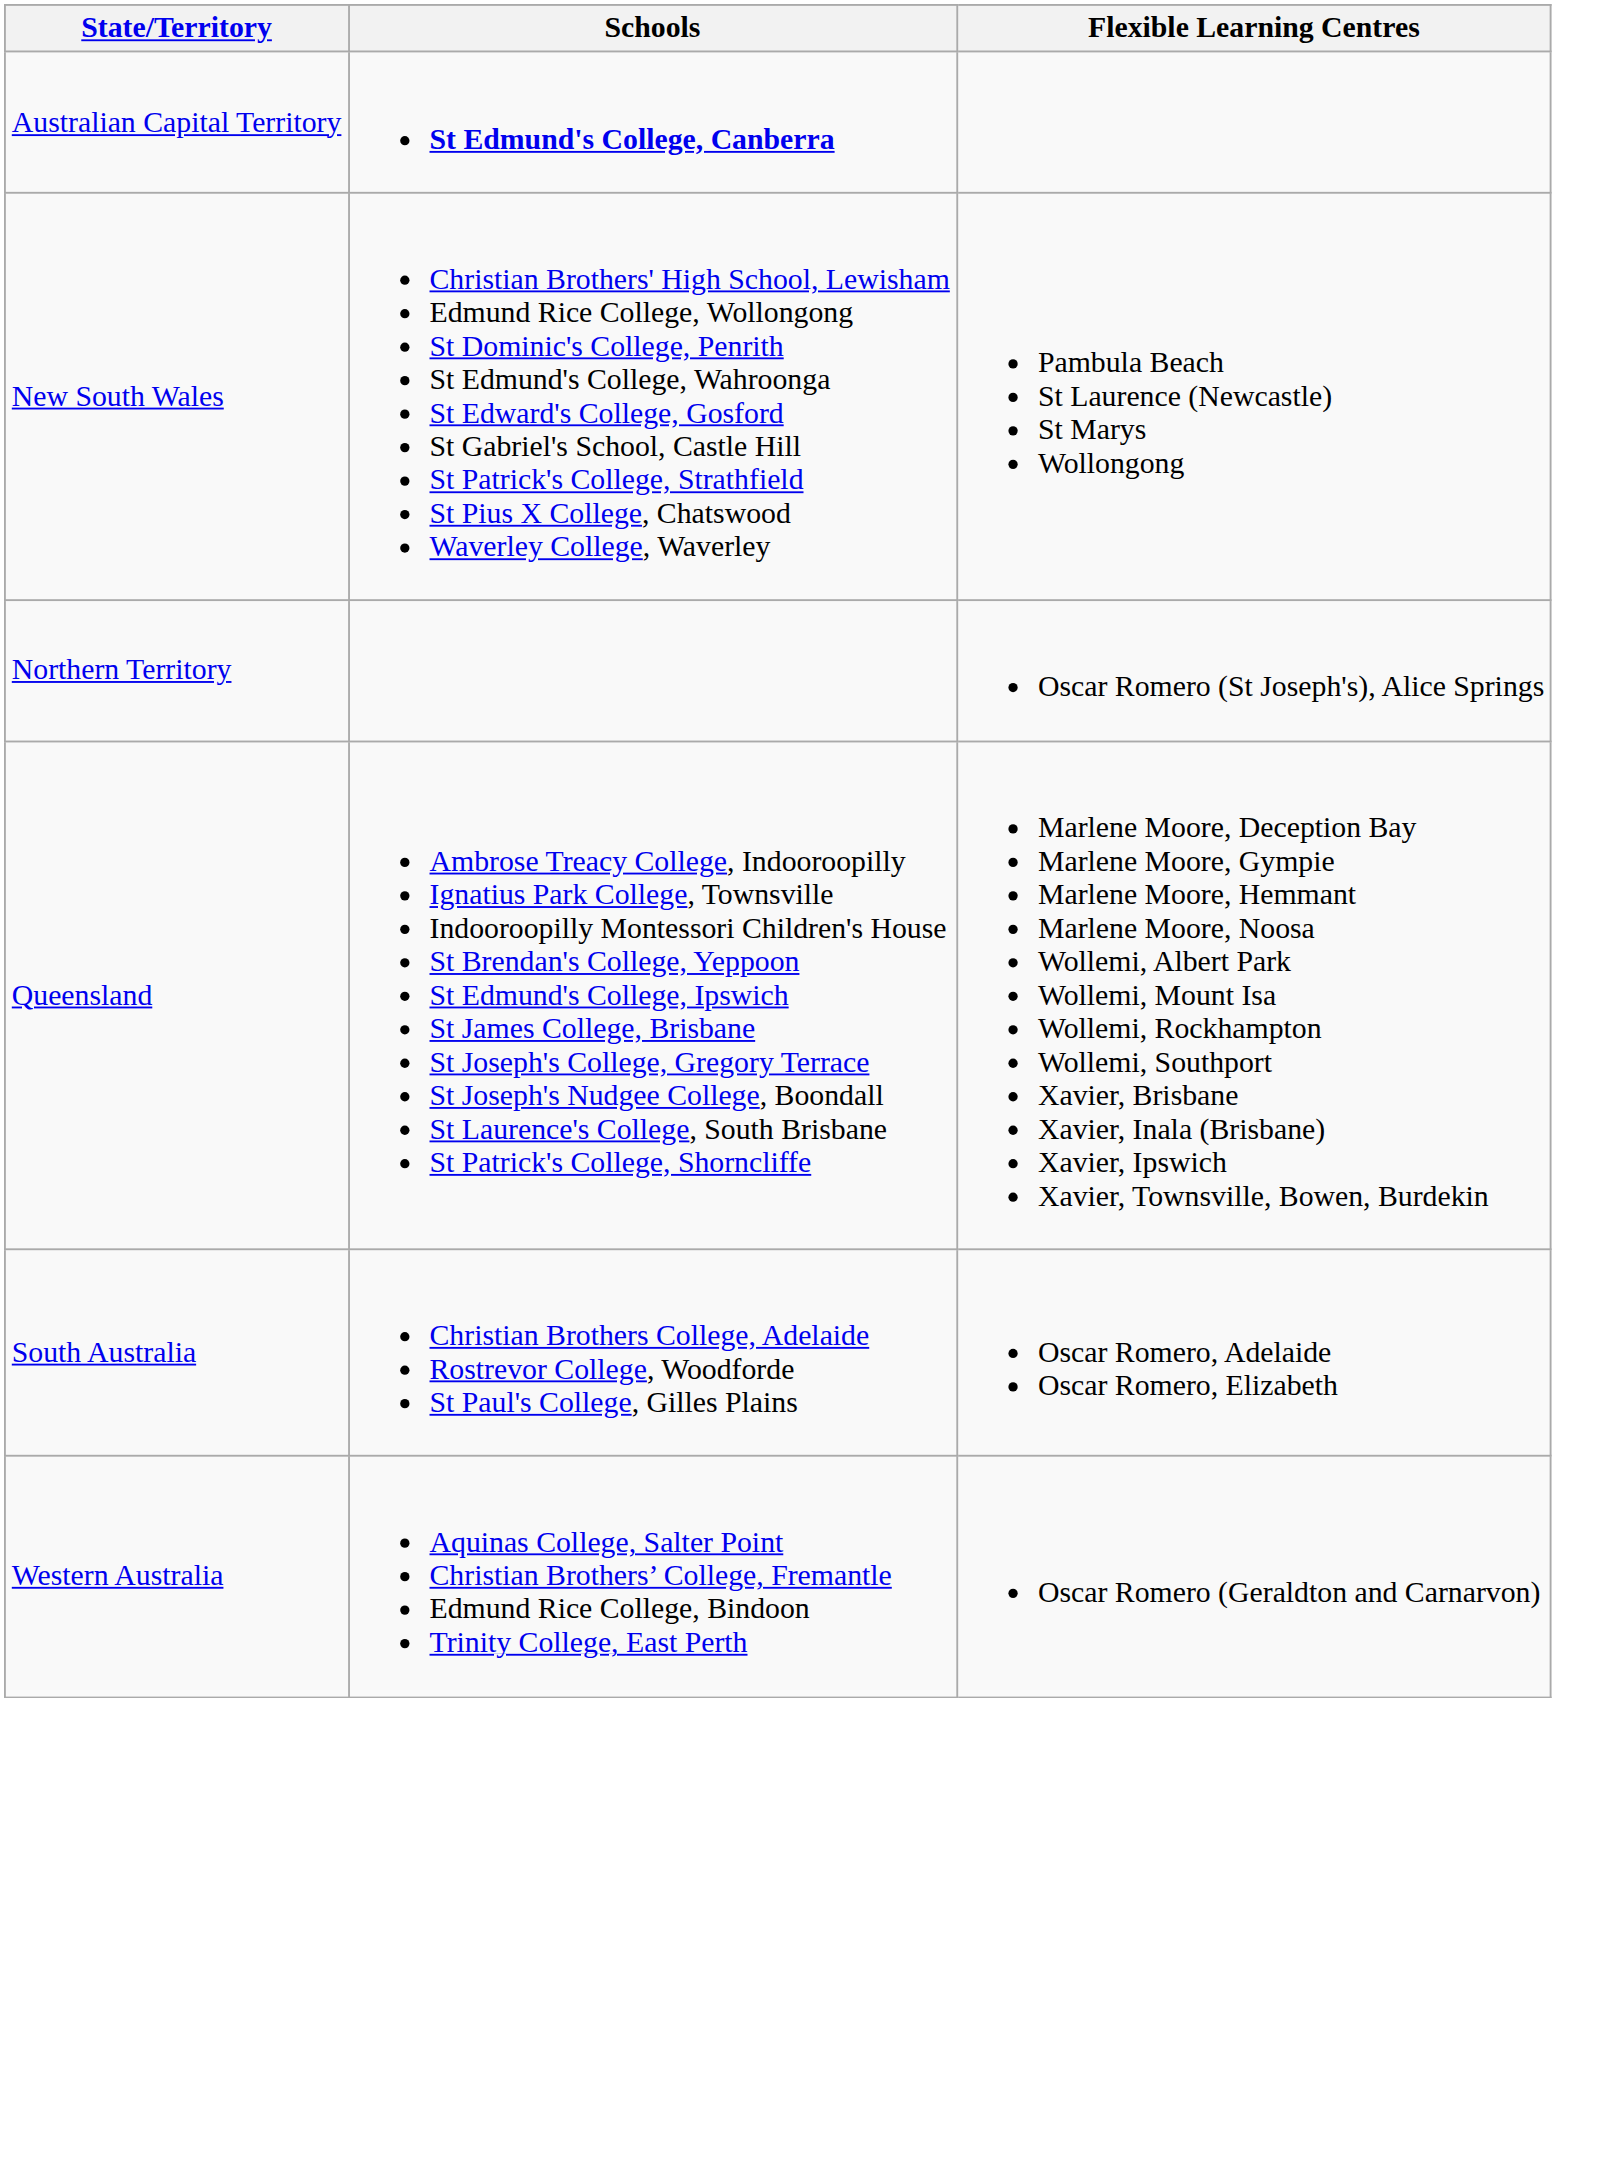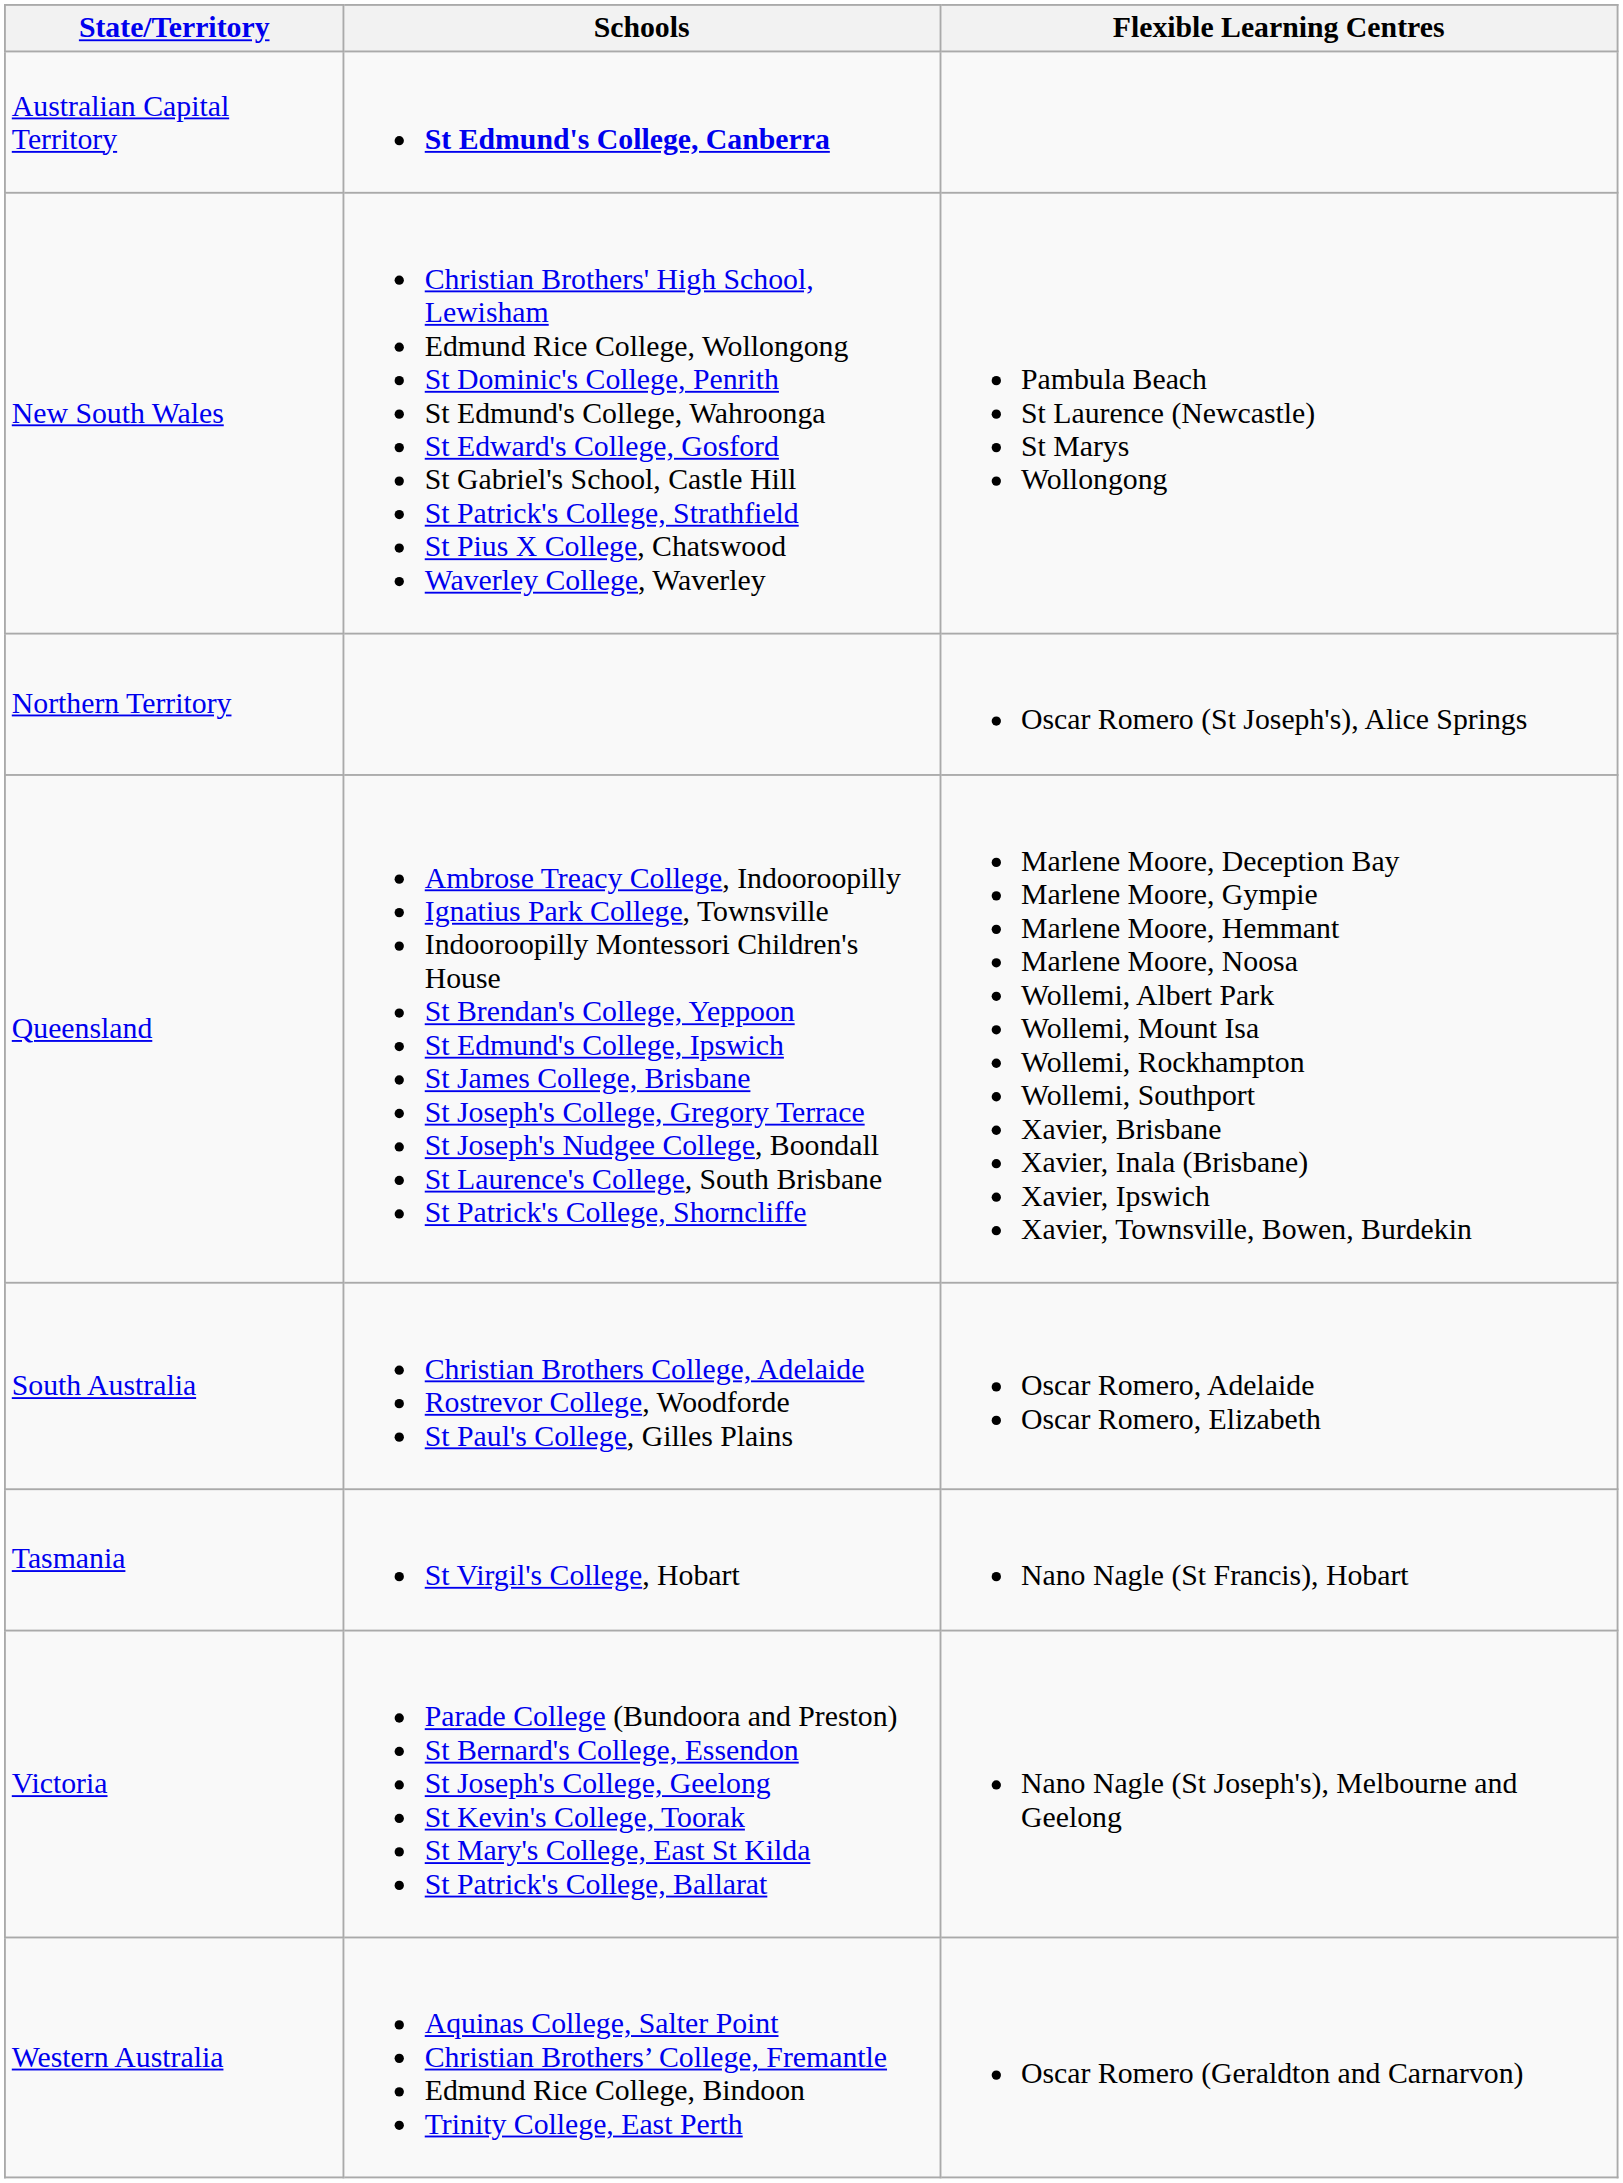+ row: (69, 1559)
+ row: (60, 1783)
